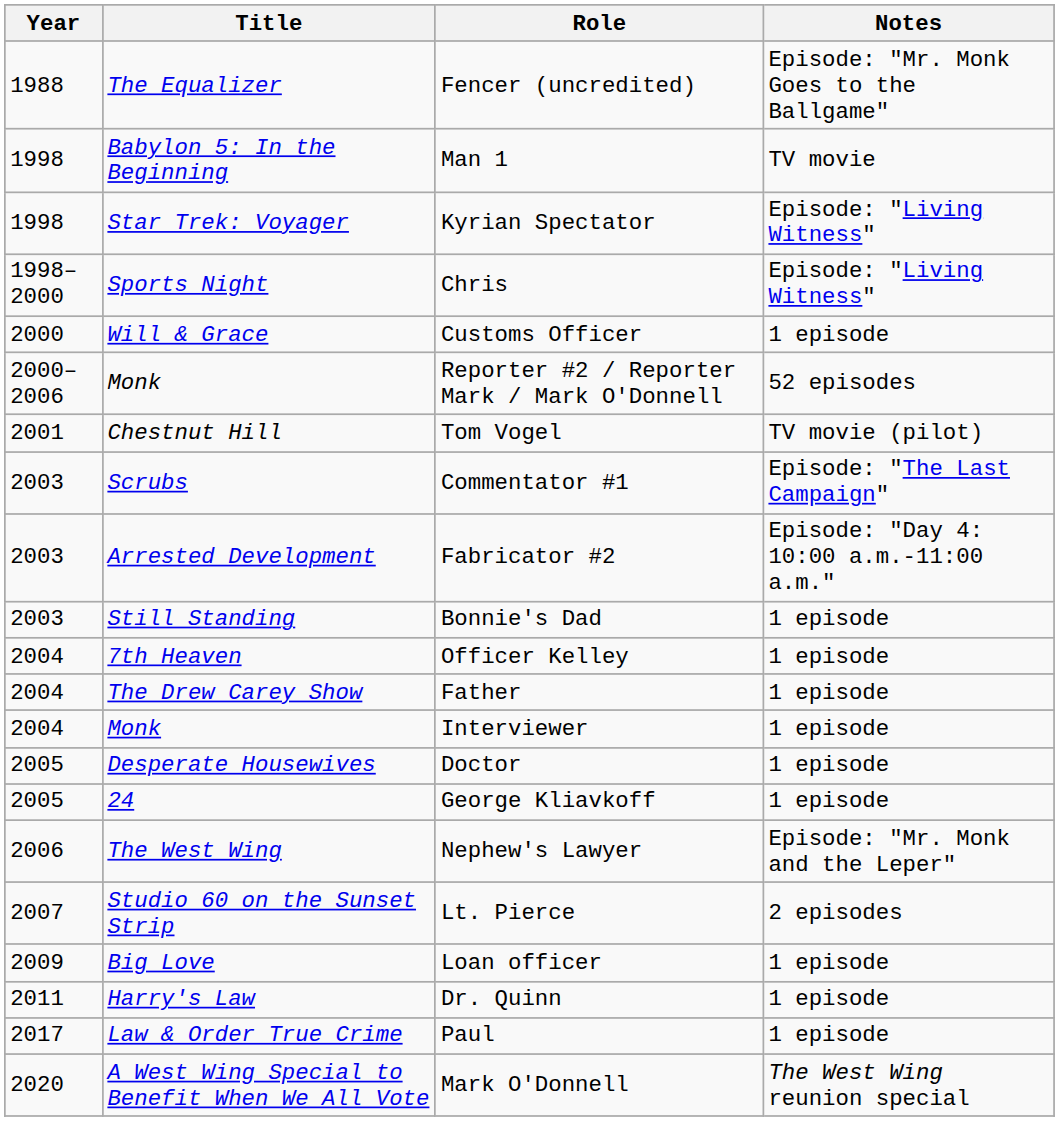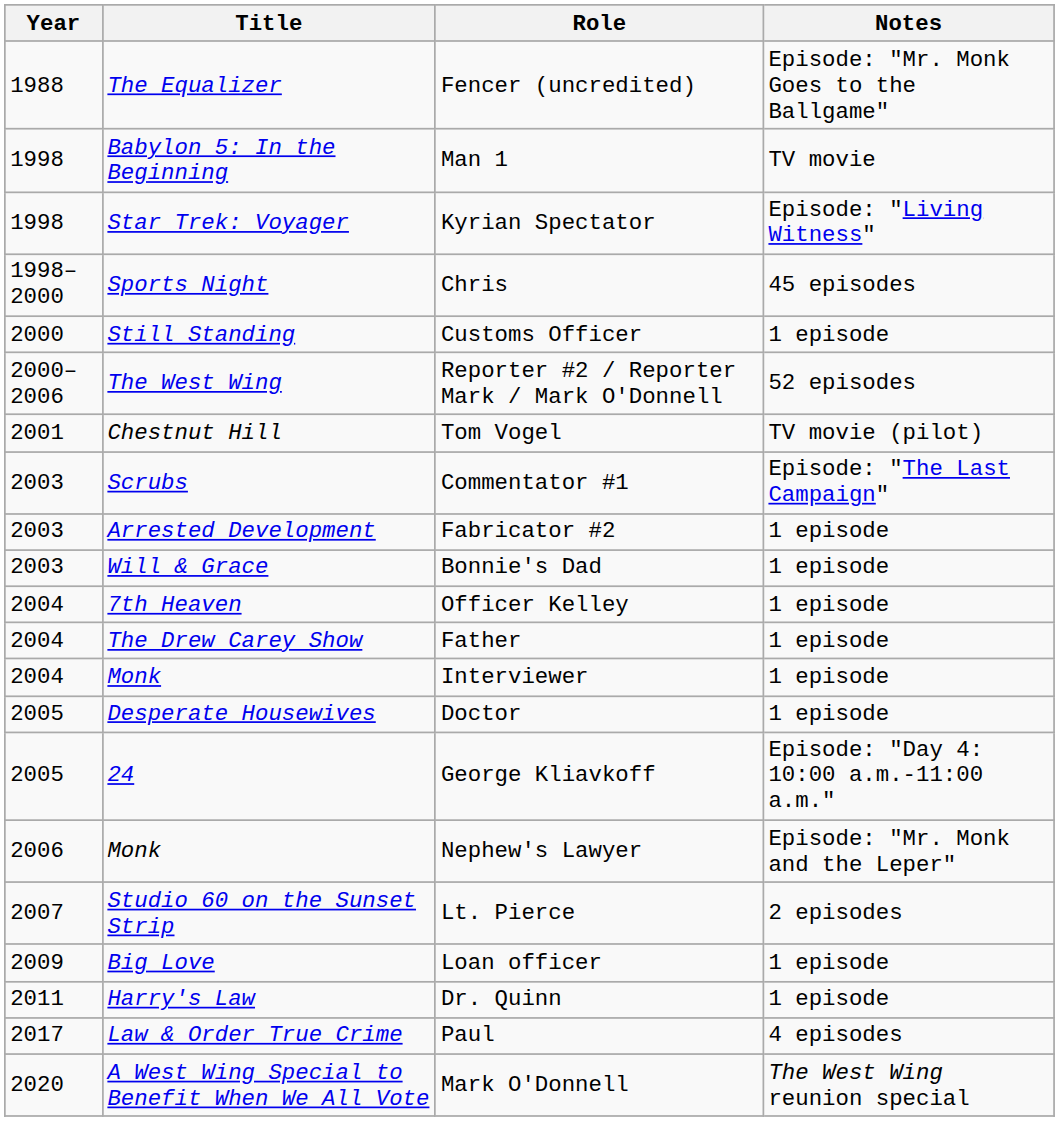(876, 285) Episode: "Living Witness" -> (842, 285) 45 episodes
(188, 334) Will & Grace -> (201, 334) Still Standing
(134, 384) Monk -> (195, 384) The West Wing
(876, 557) Episode: "Day 4: 10:00 a.m.-11:00 a.m." -> (829, 532) 1 episode
(201, 620) Still Standing -> (188, 568) Will & Grace
(829, 802) 1 episode -> (876, 776) Episode: "Day 4: 10:00 a.m.-11:00 a.m."
(195, 851) The West Wing -> (134, 851) Monk
(829, 1036) 1 episode -> (836, 1036) 4 episodes
